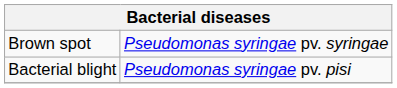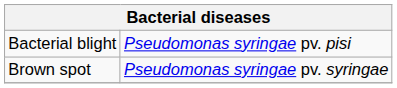rows swapped: (62, 69) <-> (50, 43)
